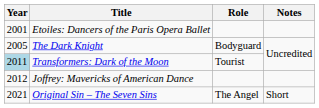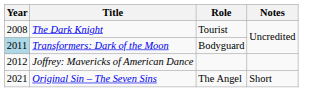- row: (121, 29)
(17, 45) 2005 -> (17, 29) 2008
(238, 45) Bodyguard -> (213, 29) Tourist
(230, 62) Tourist -> (221, 45) Bodyguard
